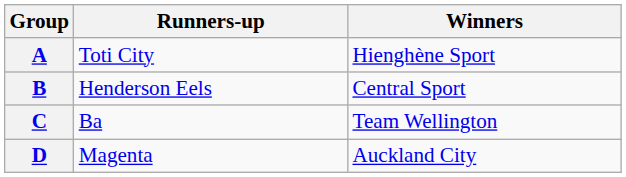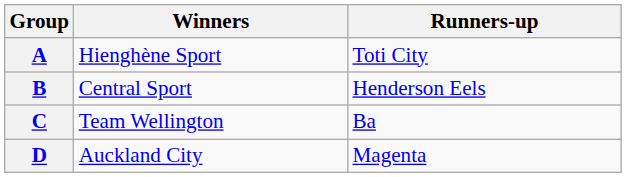columns swapped: (484, 21) <-> (211, 21)
